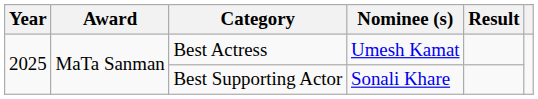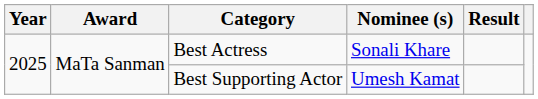(405, 49) Umesh Kamat -> (401, 49) Sonali Khare
(401, 79) Sonali Khare -> (405, 79) Umesh Kamat
